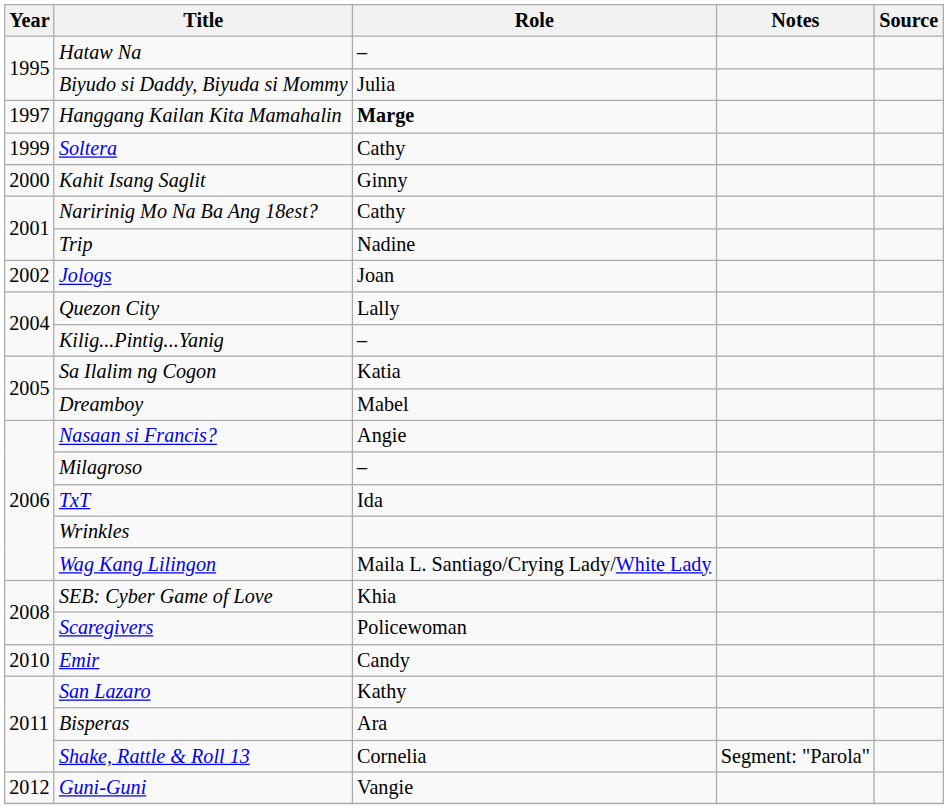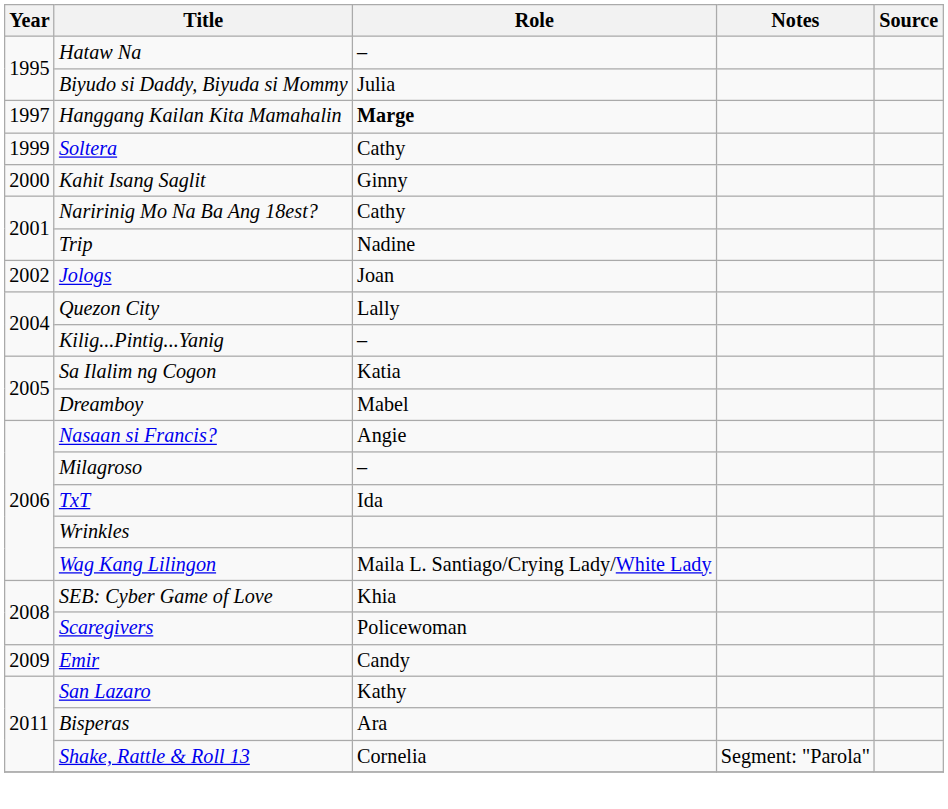(29, 659) 2010 -> (29, 659) 2009
- row: (103, 787)
